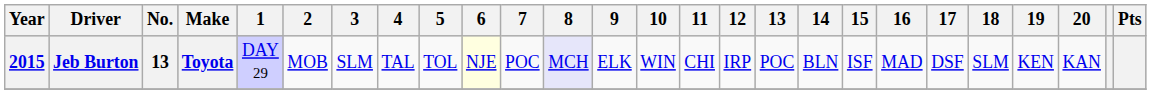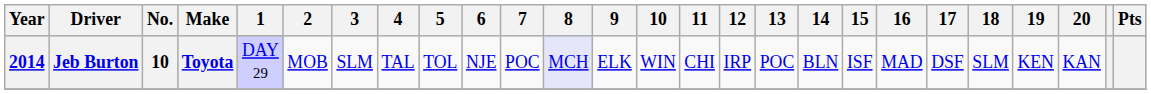(27, 61) 2015 -> (27, 61) 2014
(160, 61) 13 -> (160, 61) 10
(481, 61) lightyellow background -> (481, 61) no background
